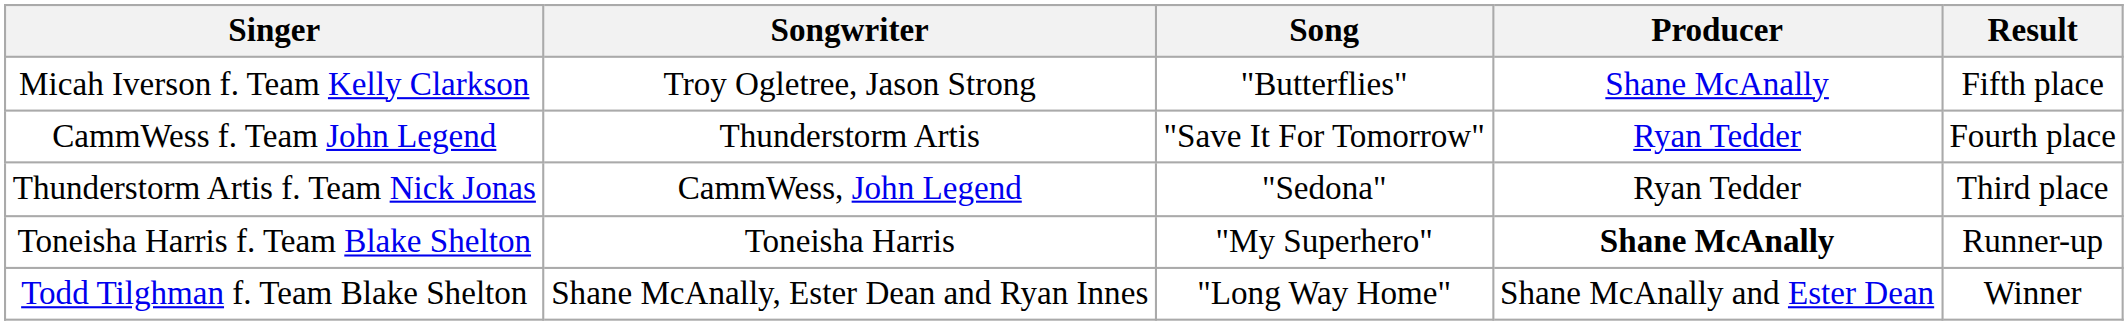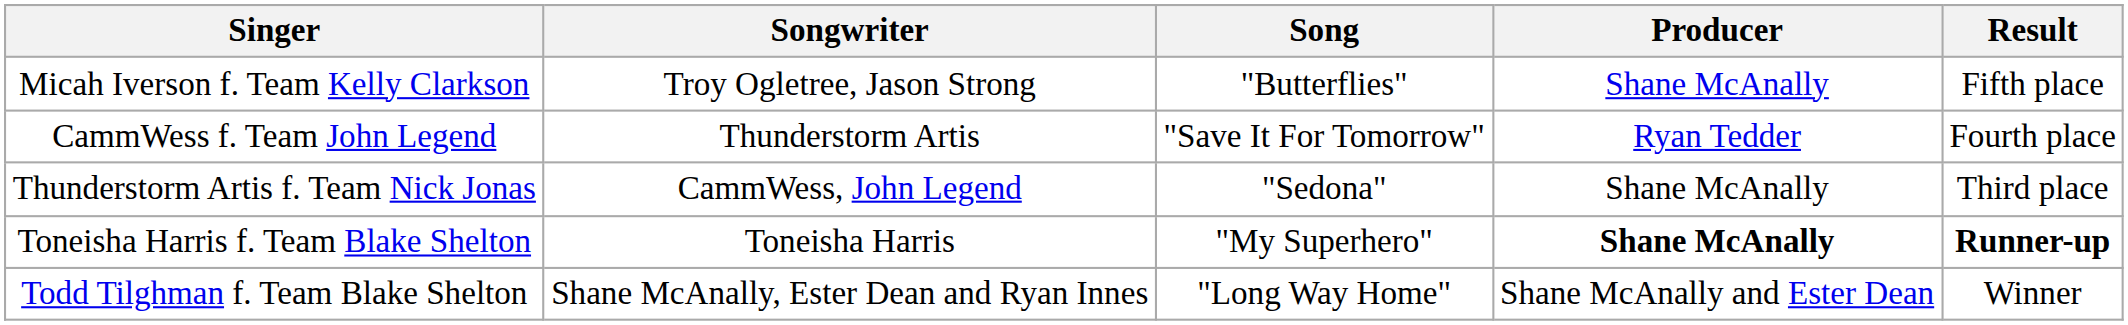(1717, 188) Ryan Tedder -> (1717, 188) Shane McAnally
(2033, 240) normal -> (2033, 240) bold
